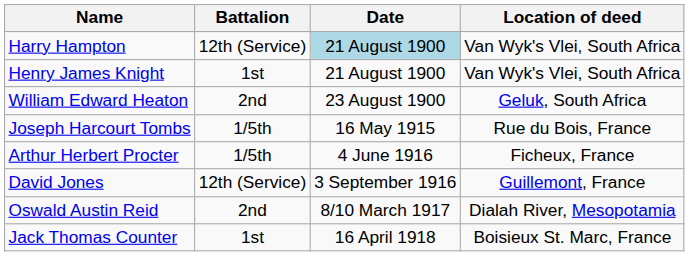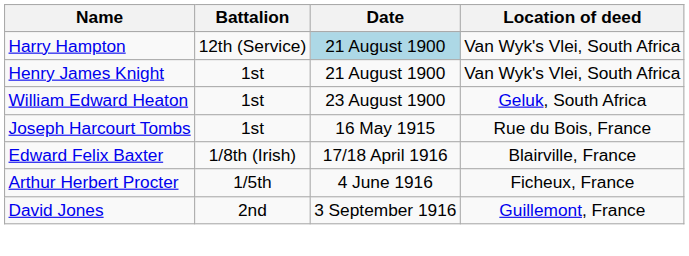(252, 100) 2nd -> (252, 100) 1st
(252, 127) 1/5th -> (252, 127) 1st
+ row: (86, 155)
(252, 182) 12th (Service) -> (252, 210) 2nd
- row: (83, 210)
- row: (93, 237)
